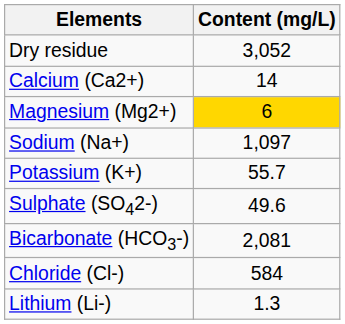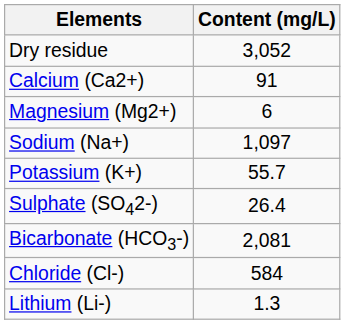(267, 81) 14 -> (267, 81) 91
(267, 111) gold background -> (267, 111) no background
(267, 206) 49.6 -> (267, 206) 26.4
